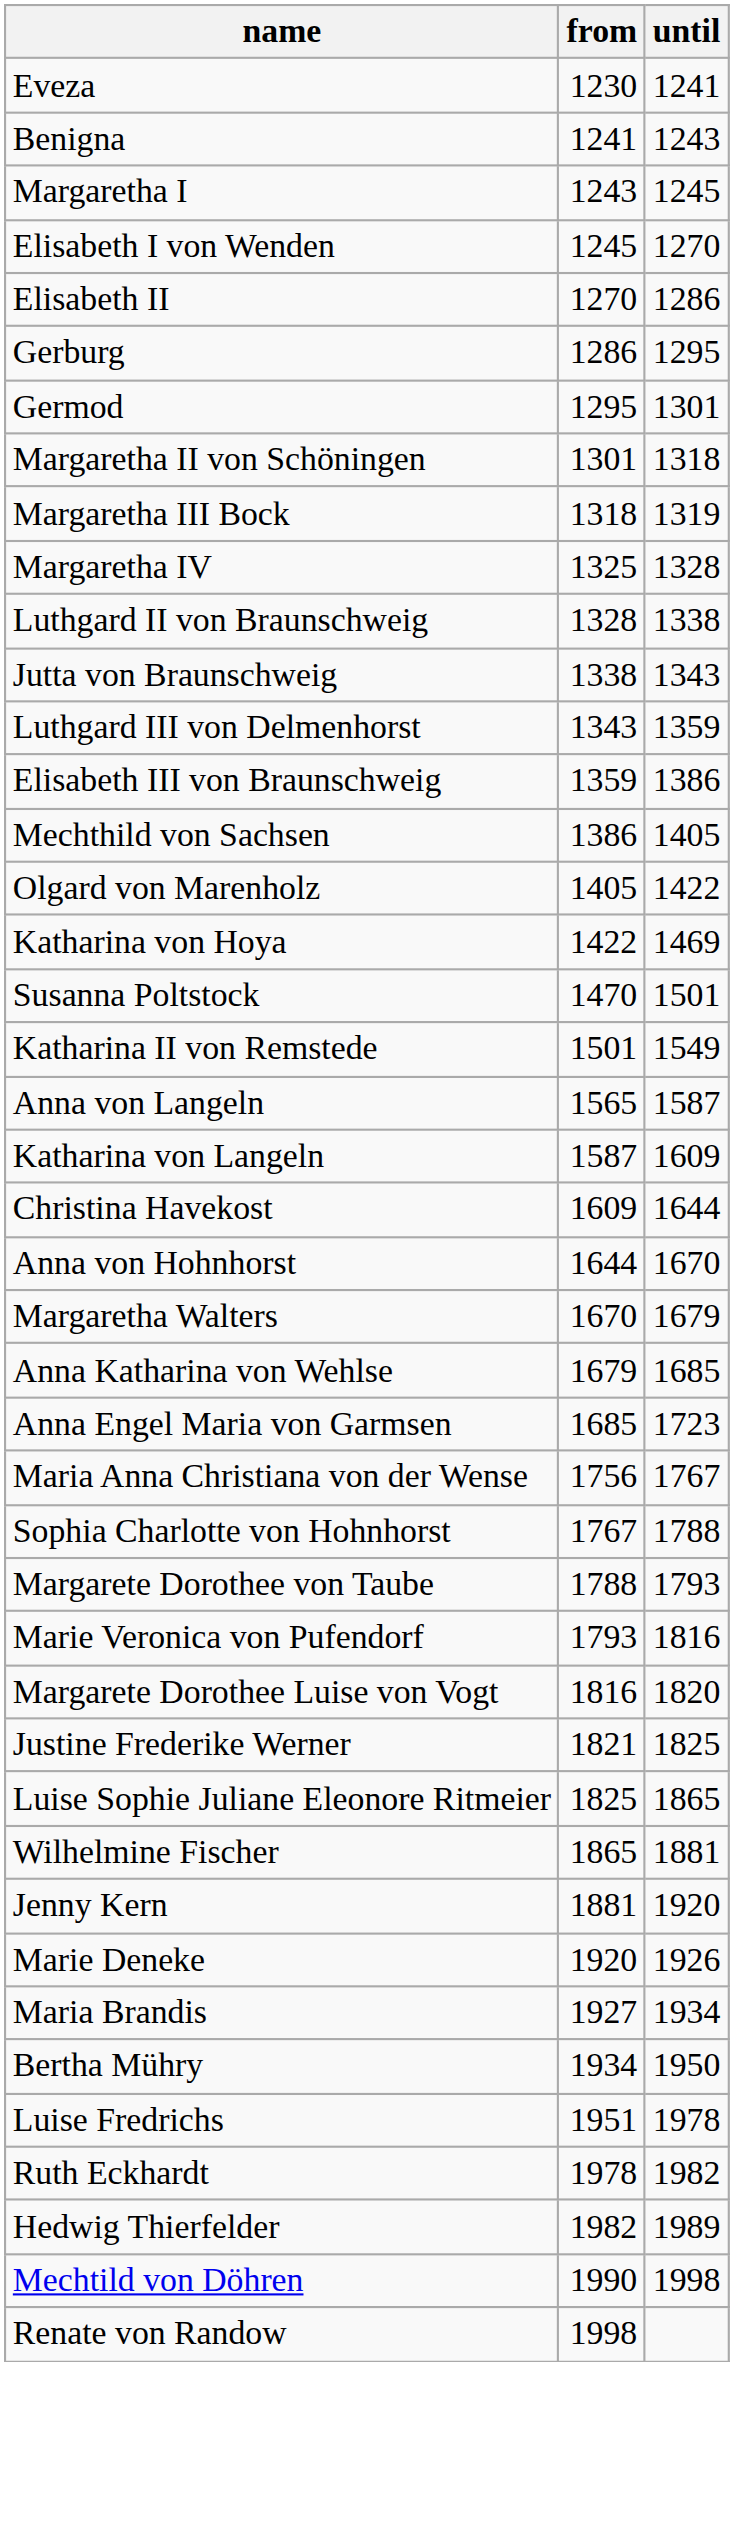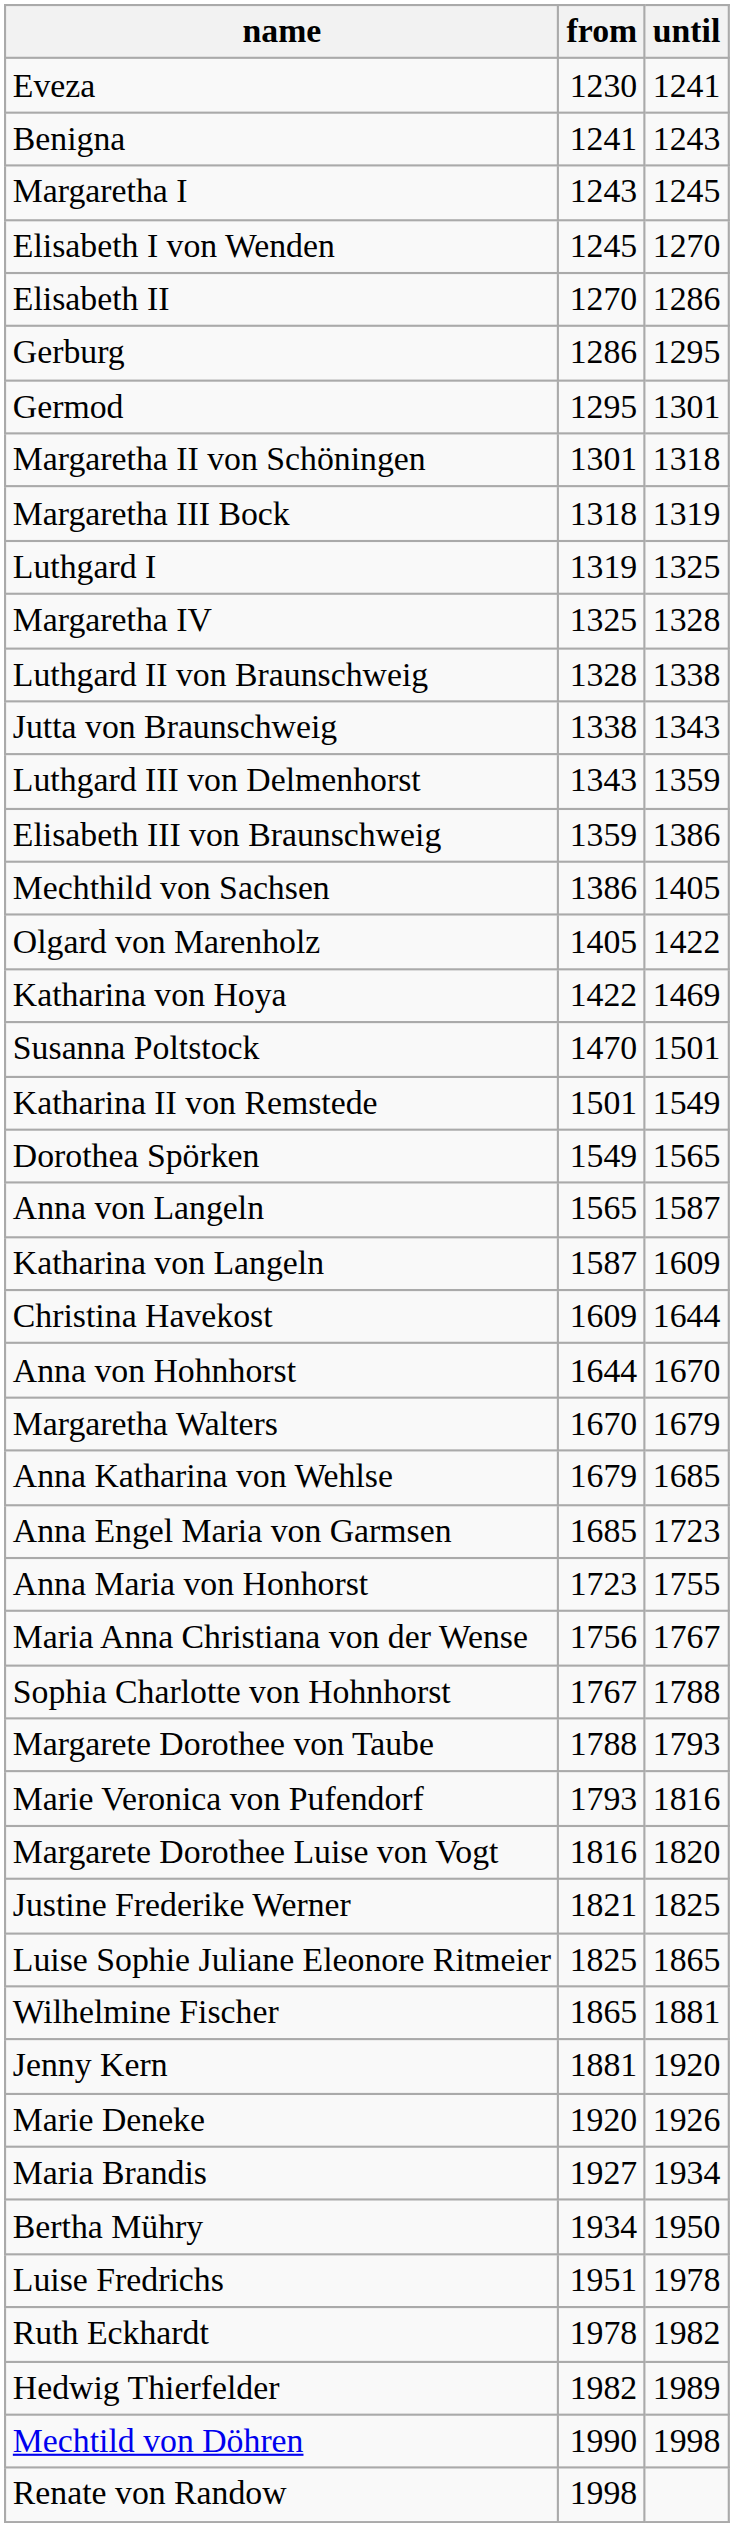+ row: (85, 566)
+ row: (136, 1155)
+ row: (191, 1583)
